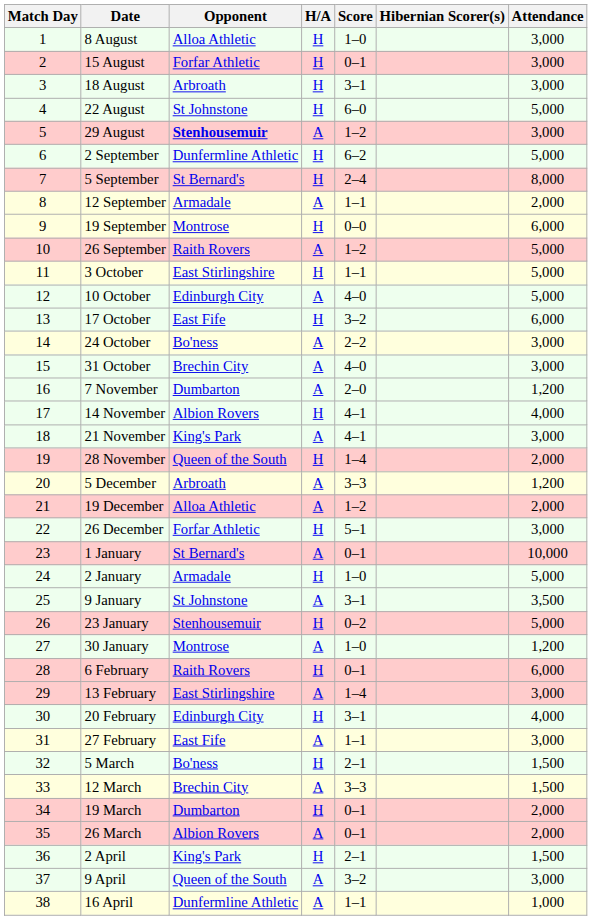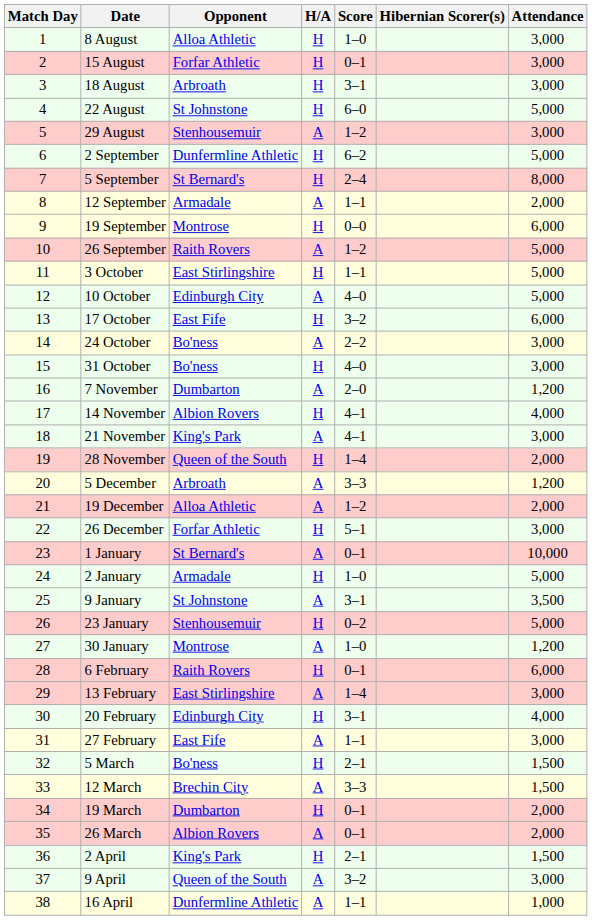(220, 132) bold -> (217, 132) normal
(210, 366) Brechin City -> (195, 366) Bo'ness
(318, 366) A -> (318, 366) H
